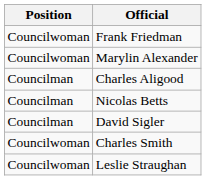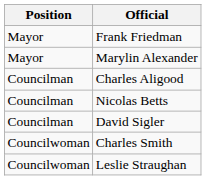(49, 36) Councilwoman -> (25, 36) Mayor
(49, 57) Councilwoman -> (25, 57) Mayor
